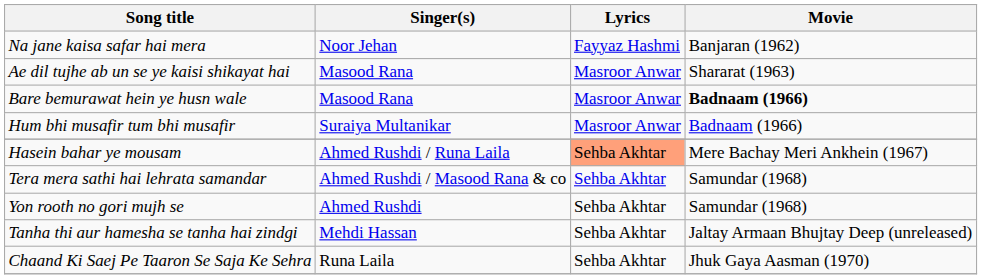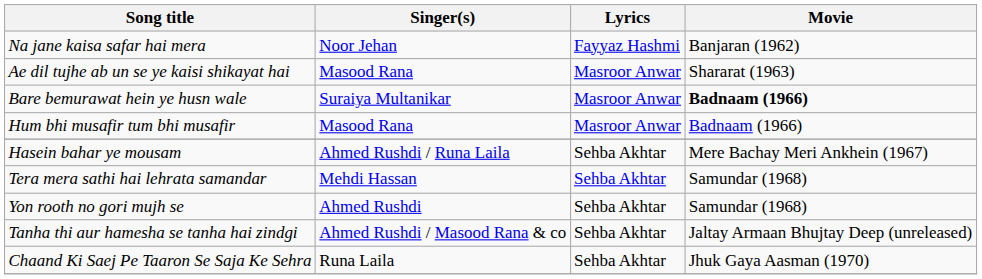(366, 98) Masood Rana -> (385, 98) Suraiya Multanikar
(385, 125) Suraiya Multanikar -> (366, 125) Masood Rana
(620, 152) lightsalmon background -> (620, 152) no background
(443, 179) Ahmed Rushdi / Masood Rana & co -> (368, 179) Mehdi Hassan
(368, 233) Mehdi Hassan -> (443, 233) Ahmed Rushdi / Masood Rana & co
